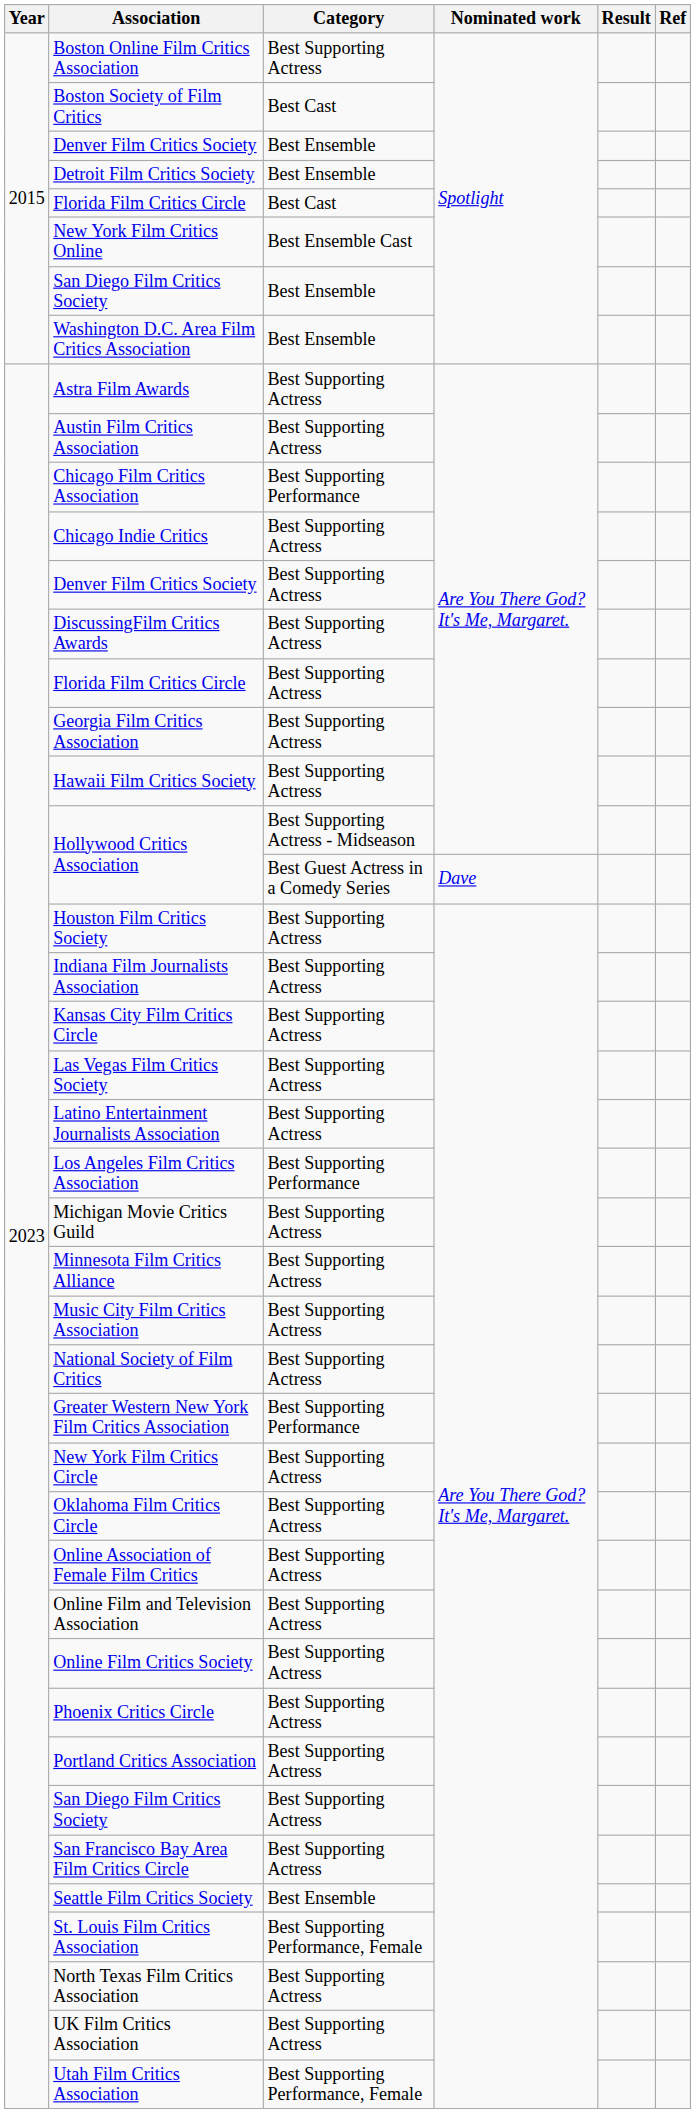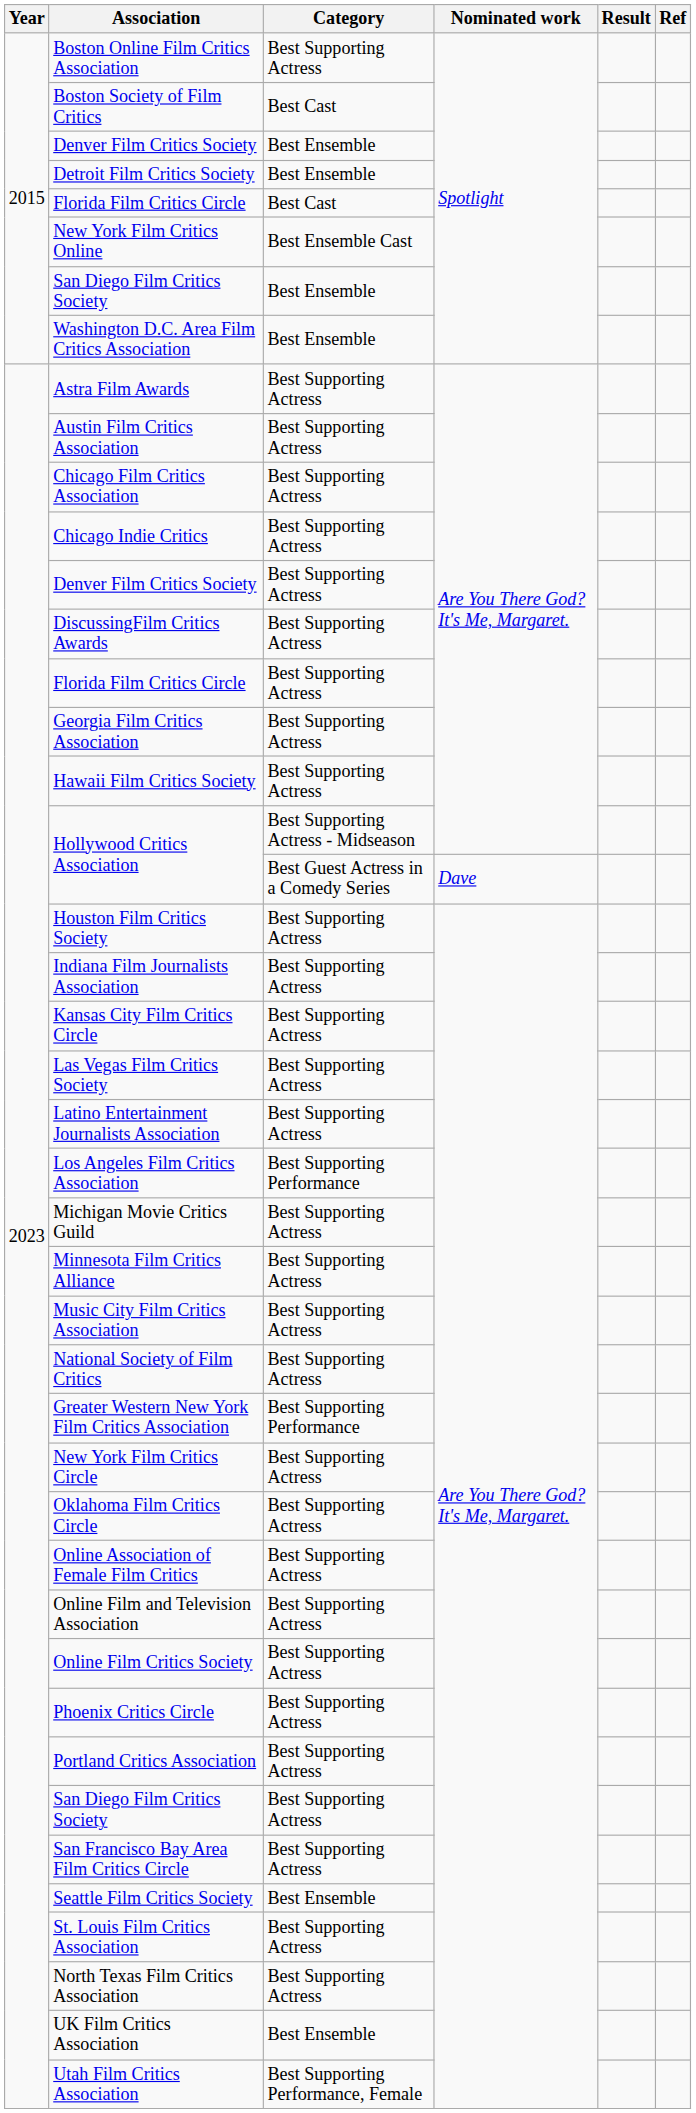(326, 486) Best Supporting Performance -> (326, 486) Best Supporting Actress
(345, 1936) Best Supporting Performance, Female -> (326, 1936) Best Supporting Actress
(326, 2034) Best Supporting Actress -> (322, 2034) Best Ensemble
